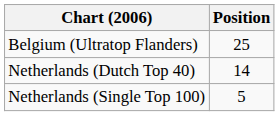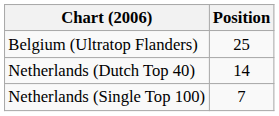(241, 96) 5 -> (241, 96) 7
